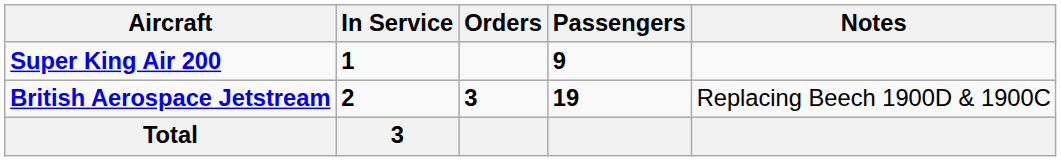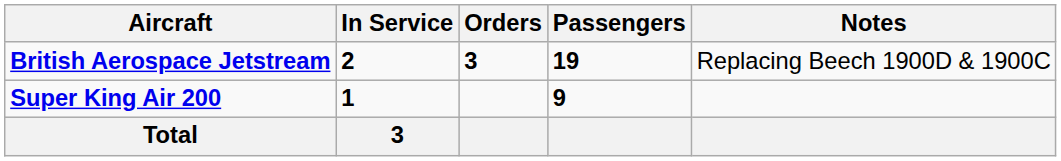rows swapped: (170, 98) <-> (116, 60)
